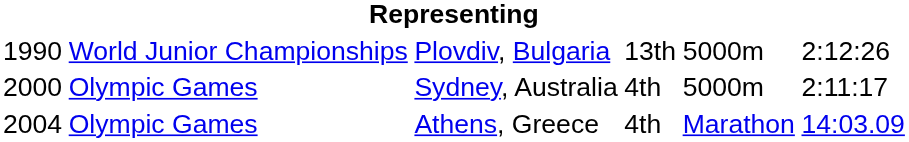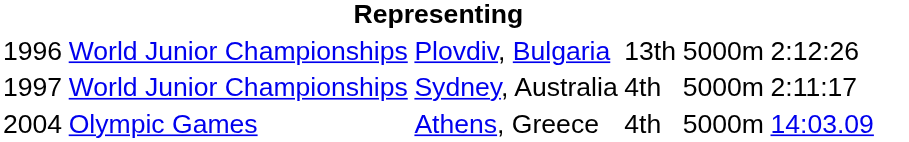(33, 51) 1990 -> (33, 51) 1996
(33, 87) 2000 -> (33, 87) 1997
(163, 87) Olympic Games -> (238, 87) World Junior Championships
(739, 124) Marathon -> (723, 124) 5000m
